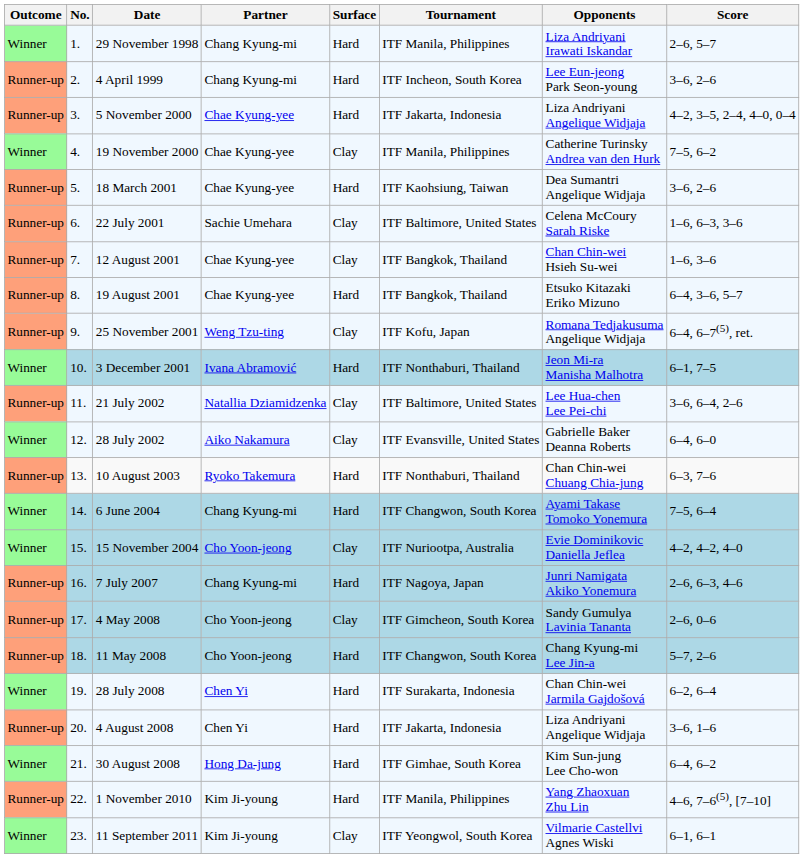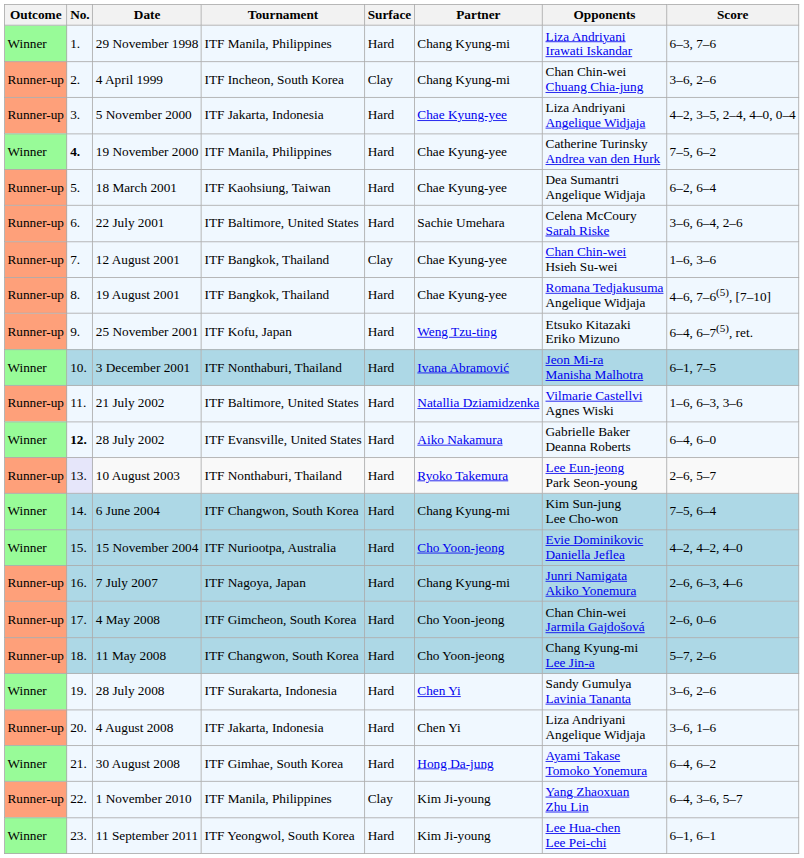columns swapped: (461, 15) <-> (265, 15)
(693, 43) 2–6, 5–7 -> (693, 43) 6–3, 7–6
(346, 79) Hard -> (380, 79) Clay
(591, 79) Lee Eun-jeong Park Seon-young -> (594, 79) Chan Chin-wei Chuang Chia-jung
(75, 151) normal -> (75, 151) bold
(345, 151) Clay -> (381, 151) Hard
(693, 187) 3–6, 2–6 -> (693, 187) 6–2, 6–4
(345, 223) Clay -> (381, 223) Hard
(706, 223) 1–6, 6–3, 3–6 -> (706, 223) 3–6, 6–4, 2–6
(588, 295) Etsuko Kitazaki Eriko Mizuno -> (604, 295) Romana Tedjakusuma Angelique Widjaja
(706, 295) 6–4, 3–6, 5–7 -> (720, 295) 4–6, 7–6(5), [7–10]
(345, 331) Clay -> (381, 331) Hard
(604, 331) Romana Tedjakusuma Angelique Widjaja -> (588, 331) Etsuko Kitazaki Eriko Mizuno
(345, 403) Clay -> (381, 403) Hard
(583, 403) Lee Hua-chen Lee Pei-chi -> (594, 403) Vilmarie Castellvi Agnes Wiski
(706, 403) 3–6, 6–4, 2–6 -> (706, 403) 1–6, 6–3, 3–6
(78, 439) normal -> (78, 439) bold
(345, 439) Clay -> (381, 439) Hard
(78, 475) no background -> (78, 475) lavender background
(594, 475) Chan Chin-wei Chuang Chia-jung -> (591, 475) Lee Eun-jeong Park Seon-young
(693, 475) 6–3, 7–6 -> (693, 475) 2–6, 5–7
(596, 511) Ayami Takase Tomoko Yonemura -> (583, 511) Kim Sun-jung Lee Cho-won
(345, 547) Clay -> (381, 547) Hard
(345, 619) Clay -> (381, 619) Hard
(588, 619) Sandy Gumulya Lavinia Tananta -> (595, 619) Chan Chin-wei Jarmila Gajdošová
(595, 691) Chan Chin-wei Jarmila Gajdošová -> (588, 691) Sandy Gumulya Lavinia Tananta
(693, 691) 6–2, 6–4 -> (693, 691) 3–6, 2–6
(583, 763) Kim Sun-jung Lee Cho-won -> (596, 763) Ayami Takase Tomoko Yonemura
(346, 799) Hard -> (380, 799) Clay
(720, 799) 4–6, 7–6(5), [7–10] -> (706, 799) 6–4, 3–6, 5–7
(345, 835) Clay -> (381, 835) Hard
(594, 835) Vilmarie Castellvi Agnes Wiski -> (583, 835) Lee Hua-chen Lee Pei-chi
